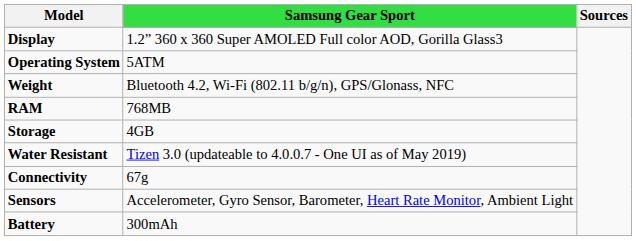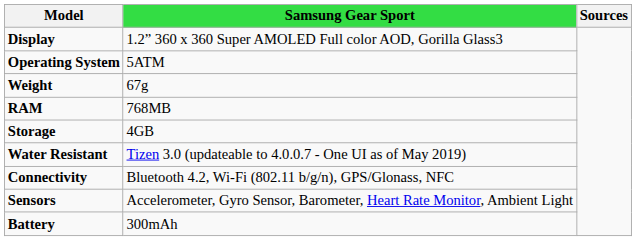(290, 85) Bluetooth 4.2, Wi-Fi (802.11 b/g/n), GPS/Glonass, NFC -> (137, 85) 67g
(137, 177) 67g -> (290, 177) Bluetooth 4.2, Wi-Fi (802.11 b/g/n), GPS/Glonass, NFC
